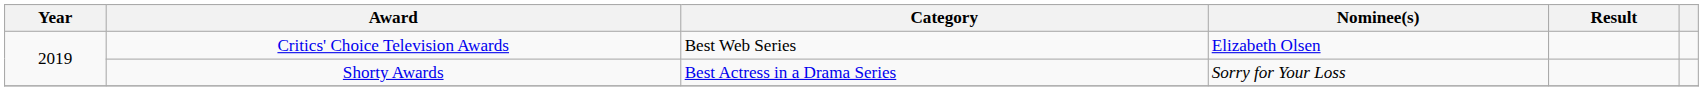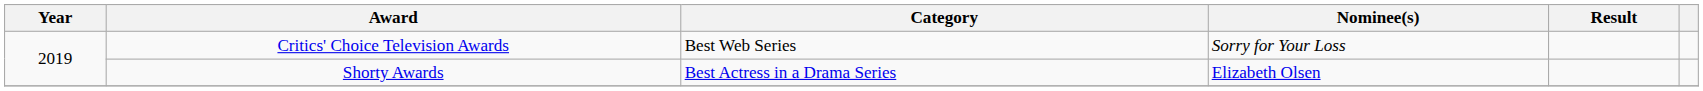(1266, 45) Elizabeth Olsen -> (1279, 45) Sorry for Your Loss
(1279, 72) Sorry for Your Loss -> (1266, 72) Elizabeth Olsen
